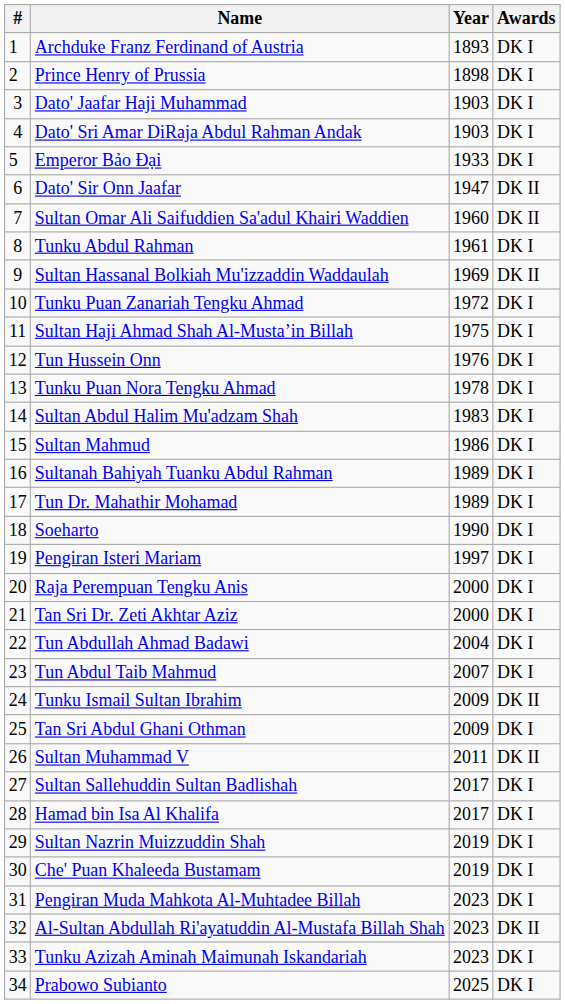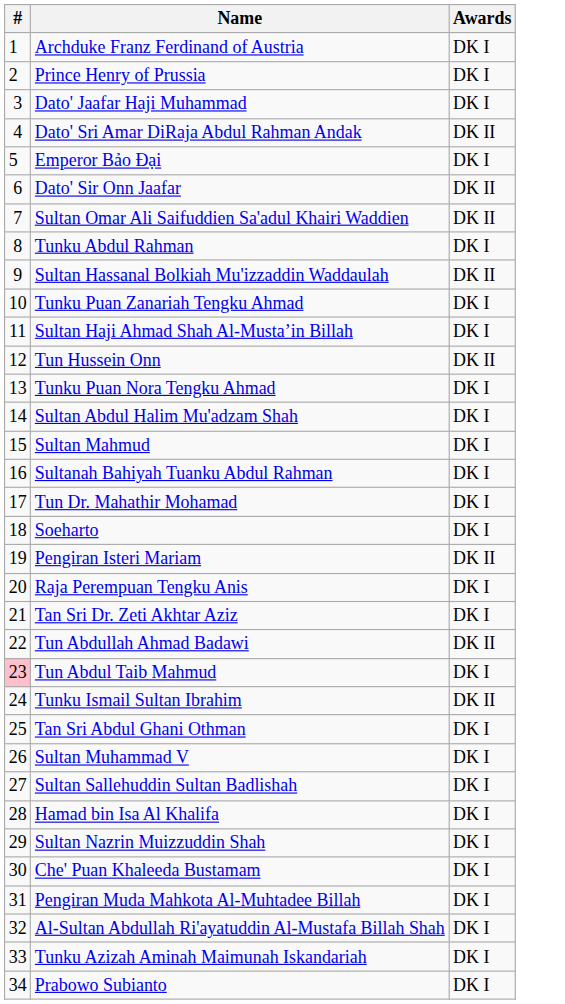- column: (471, 18)
(515, 132) DK I -> (474, 132) DK II
(515, 359) DK I -> (474, 359) DK II
(515, 558) DK I -> (474, 558) DK II
(515, 643) DK I -> (474, 643) DK II
(18, 672) no background -> (18, 672) pink background
(518, 757) DK II -> (471, 757) DK I
(518, 928) DK II -> (471, 928) DK I
